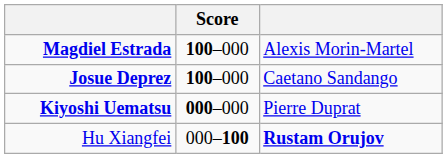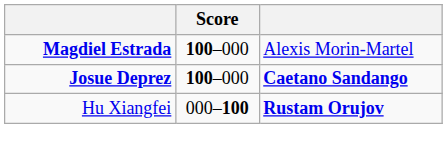(330, 79) normal -> (335, 79) bold
- row: (106, 108)
